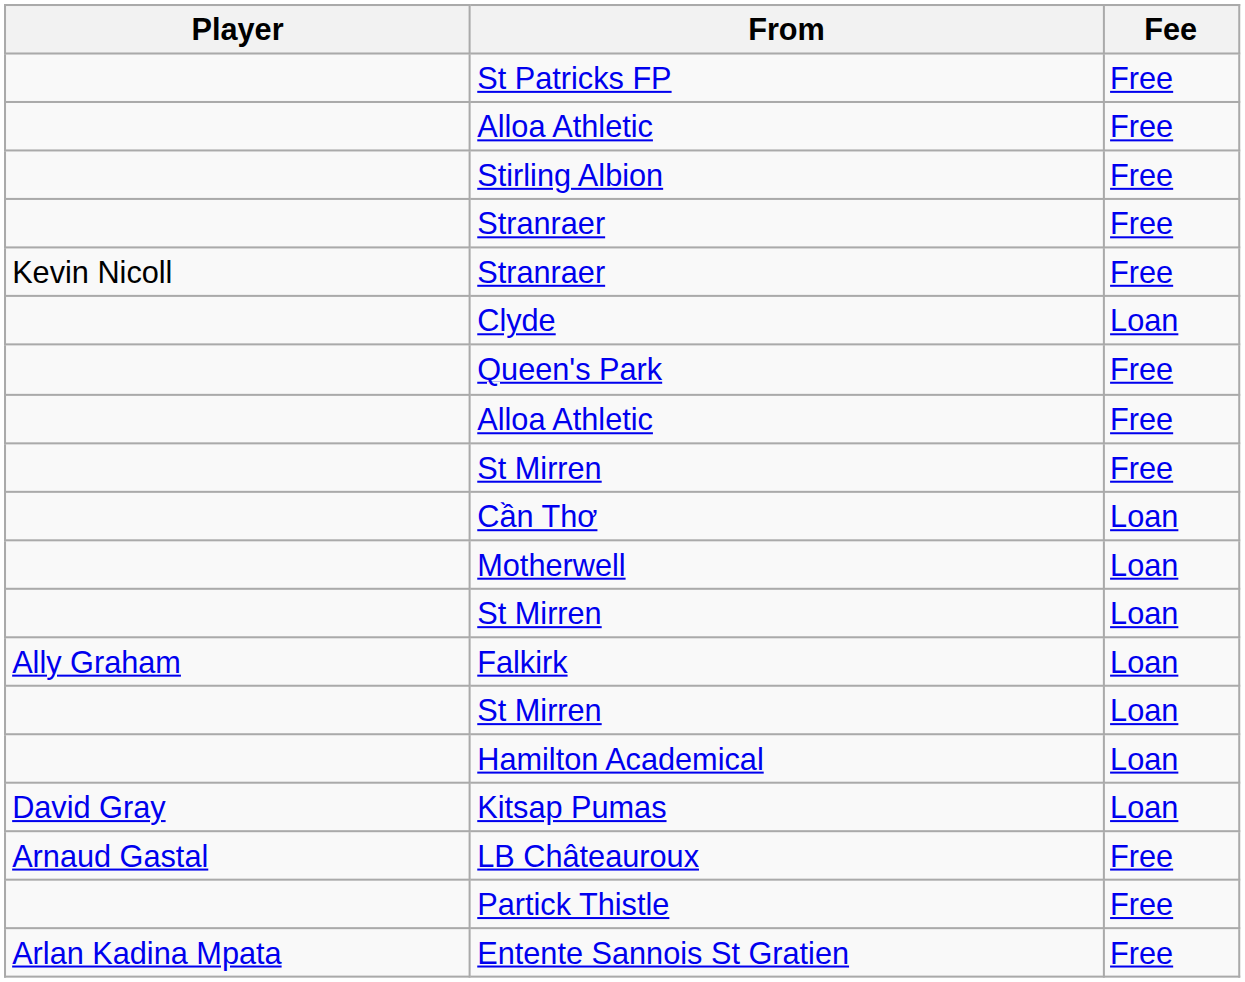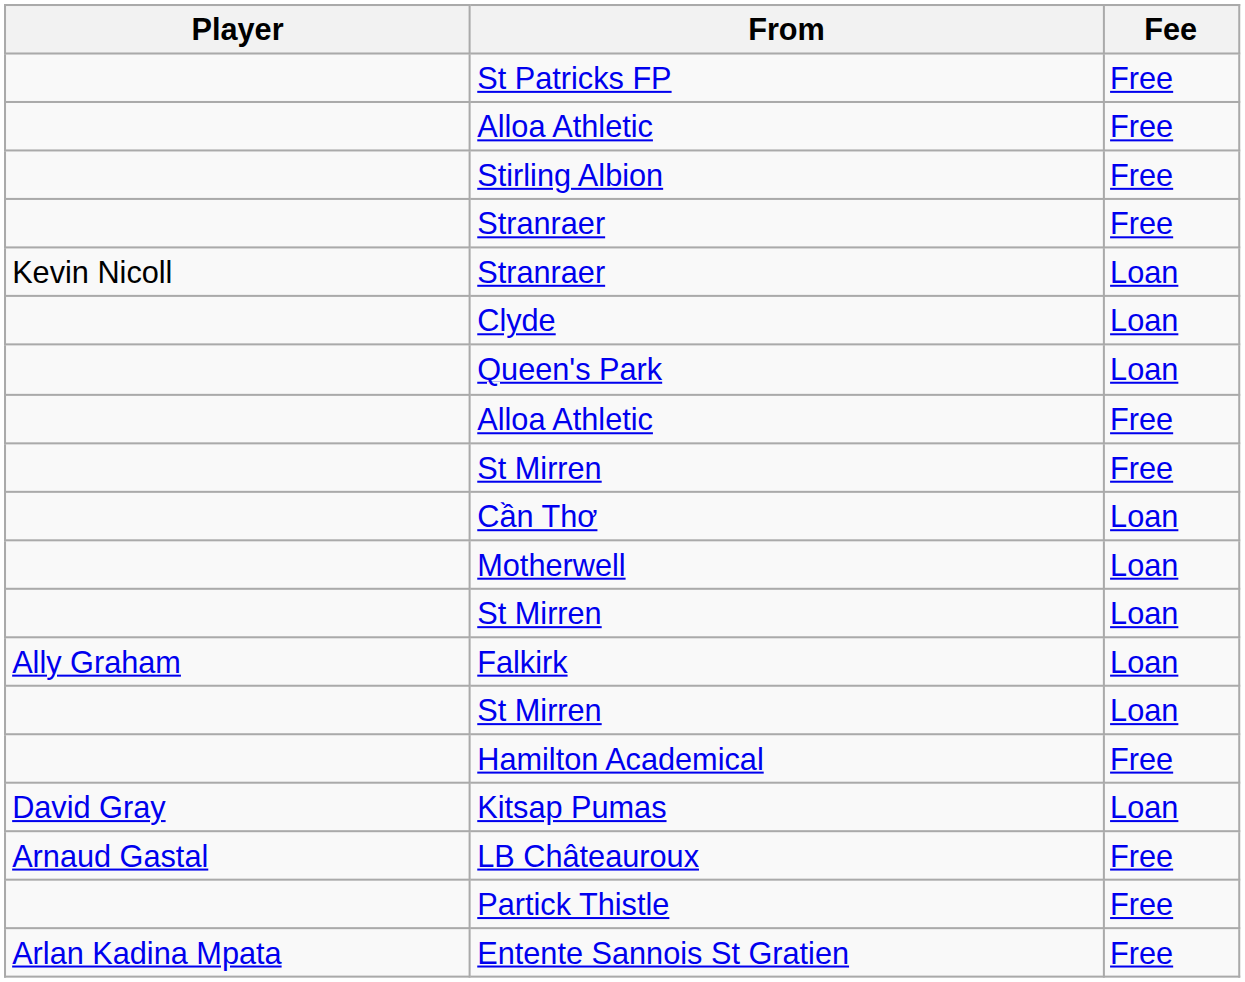(1142, 273) Free -> (1144, 273) Loan
(1142, 370) Free -> (1144, 370) Loan
(1144, 759) Loan -> (1142, 759) Free
